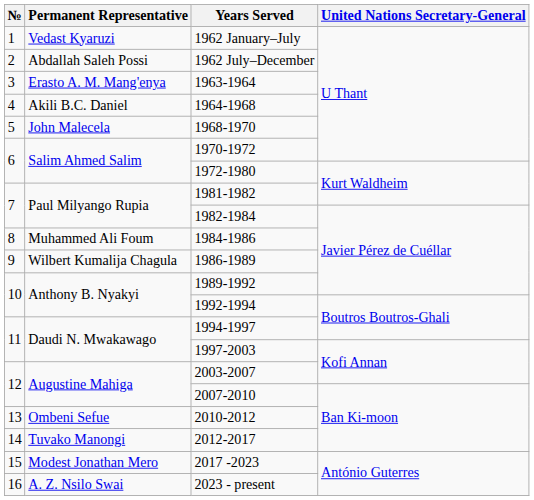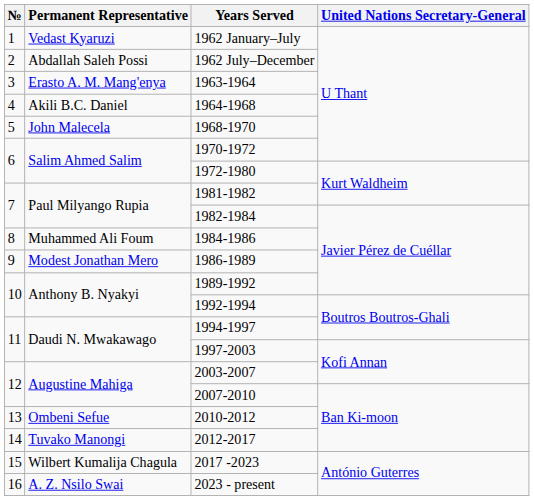(103, 261) Wilbert Kumalija Chagula -> (93, 261) Modest Jonathan Mero
(93, 462) Modest Jonathan Mero -> (103, 462) Wilbert Kumalija Chagula
